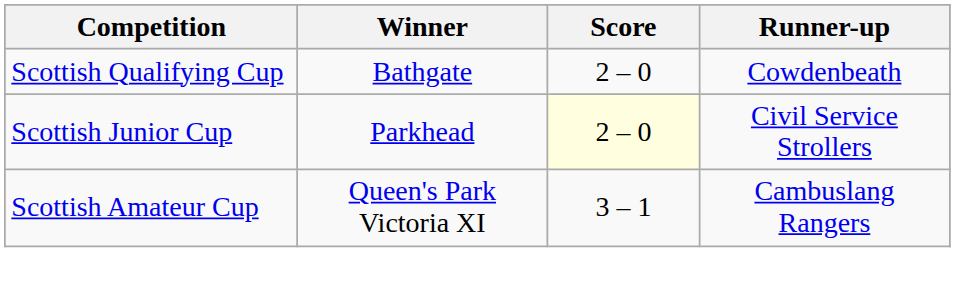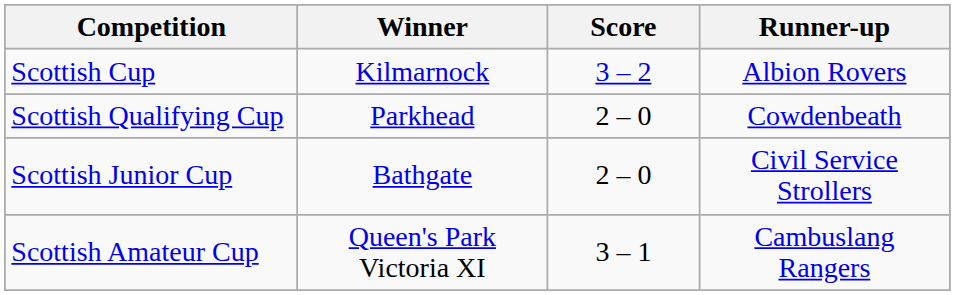+ row: (83, 71)
(422, 71) Bathgate -> (422, 115) Parkhead
(422, 131) Parkhead -> (422, 175) Bathgate
(623, 131) lightyellow background -> (623, 175) no background
